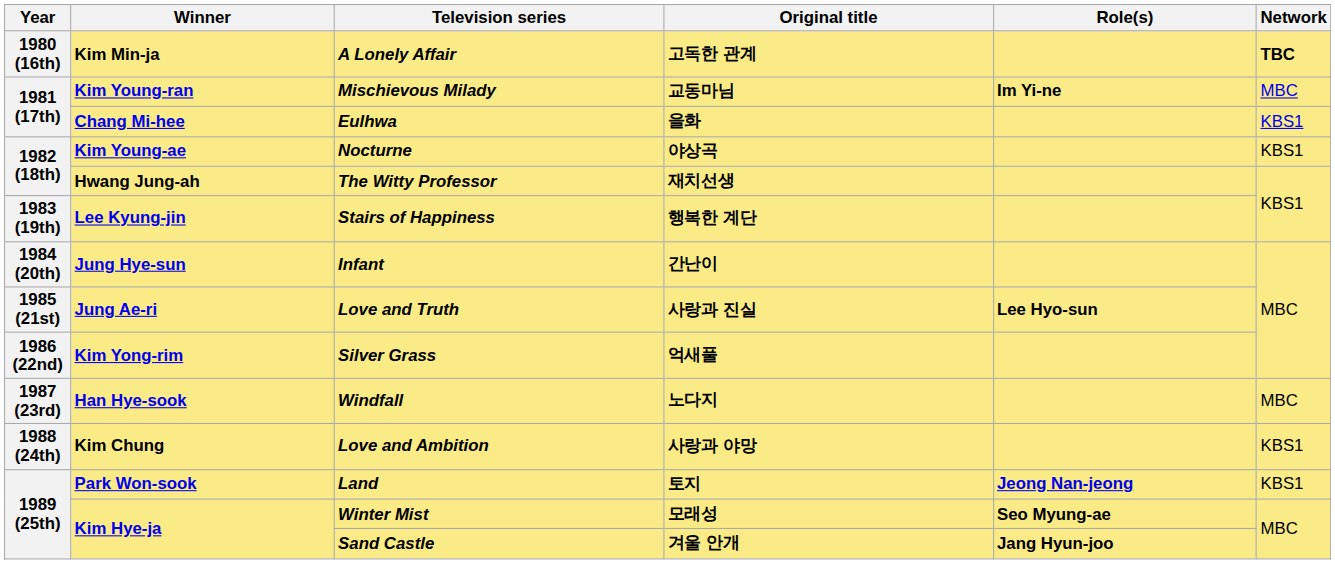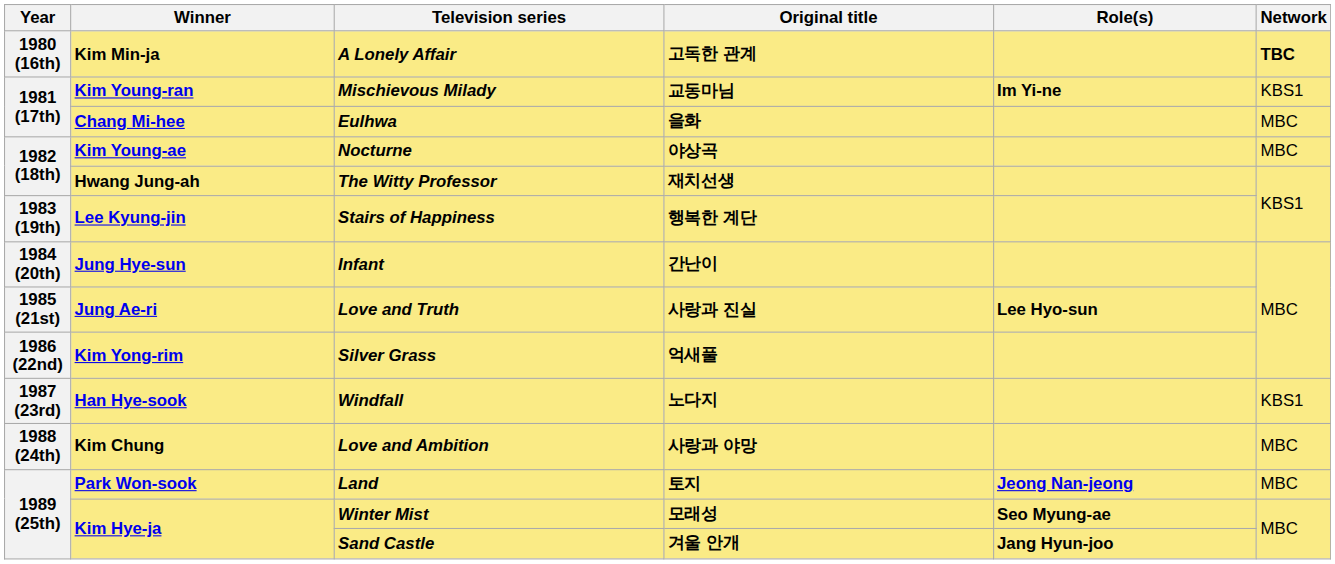(1279, 91) MBC -> (1282, 91) KBS1
(1282, 121) KBS1 -> (1279, 121) MBC
(1282, 151) KBS1 -> (1279, 151) MBC
(1279, 400) MBC -> (1282, 400) KBS1
(1282, 446) KBS1 -> (1279, 446) MBC
(1282, 484) KBS1 -> (1279, 484) MBC
